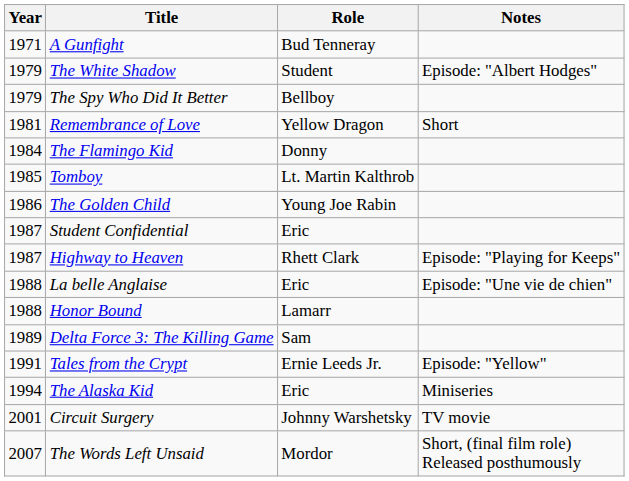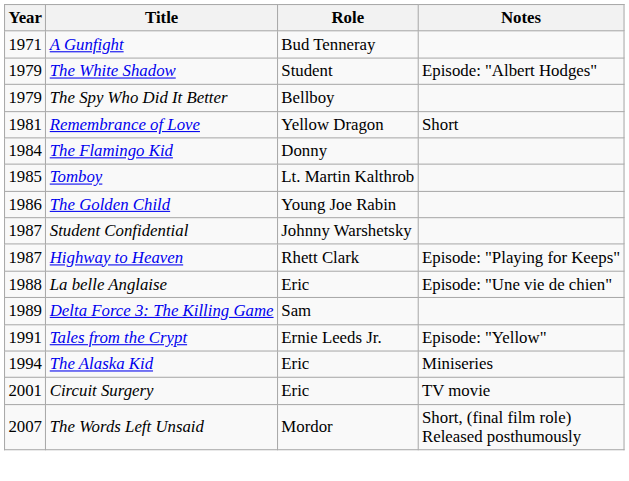(295, 230) Eric -> (346, 230) Johnny Warshetsky
- row: (96, 310)
(346, 417) Johnny Warshetsky -> (295, 390) Eric
